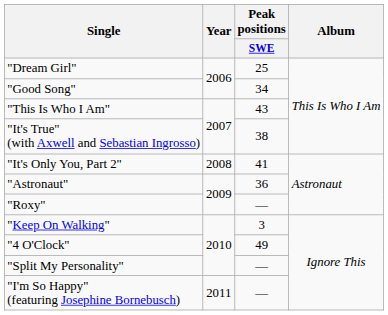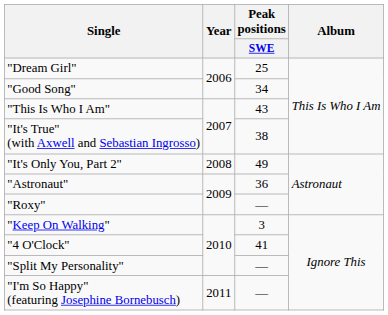(262, 163) 41 -> (262, 163) 49
(262, 245) 49 -> (262, 245) 41
